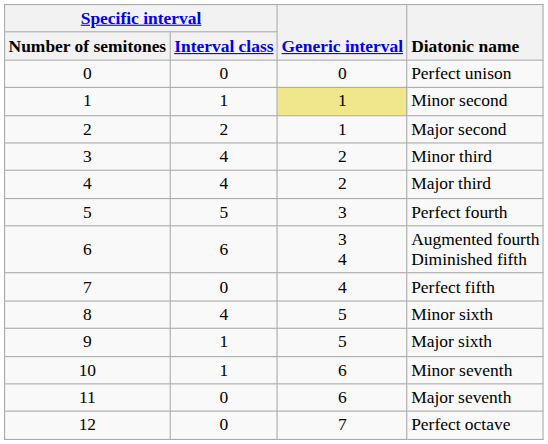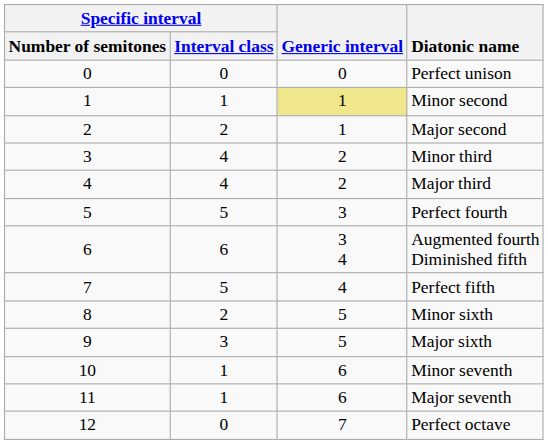(224, 286) 0 -> (224, 286) 5
(224, 314) 4 -> (224, 314) 2
(224, 342) 1 -> (224, 342) 3
(224, 397) 0 -> (224, 397) 1
